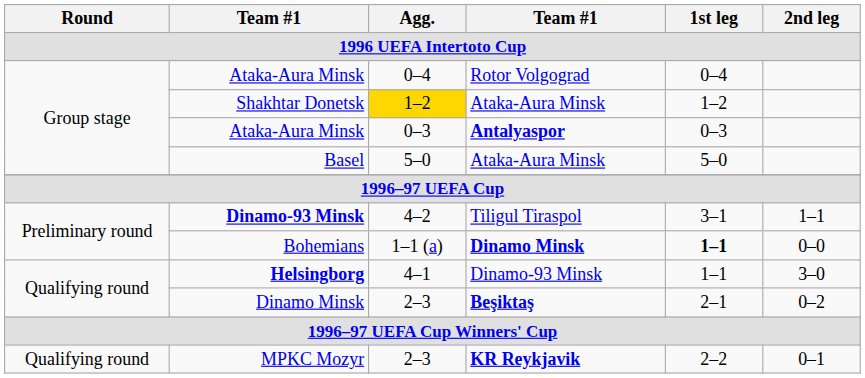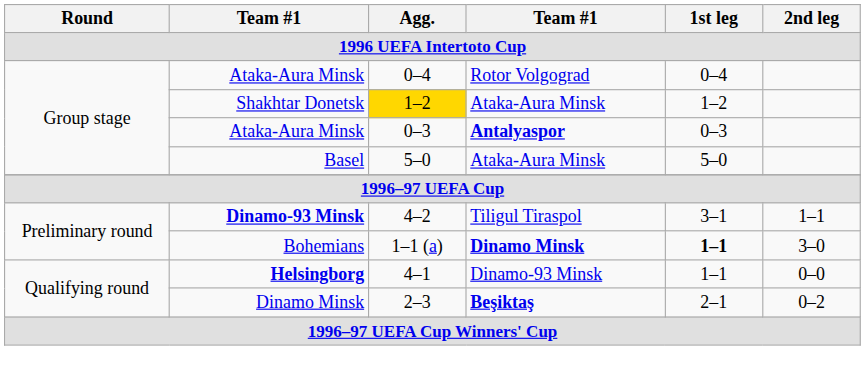(812, 245) 0–0 -> (812, 245) 3–0
(812, 273) 3–0 -> (812, 273) 0–0
- row: (313, 358)
